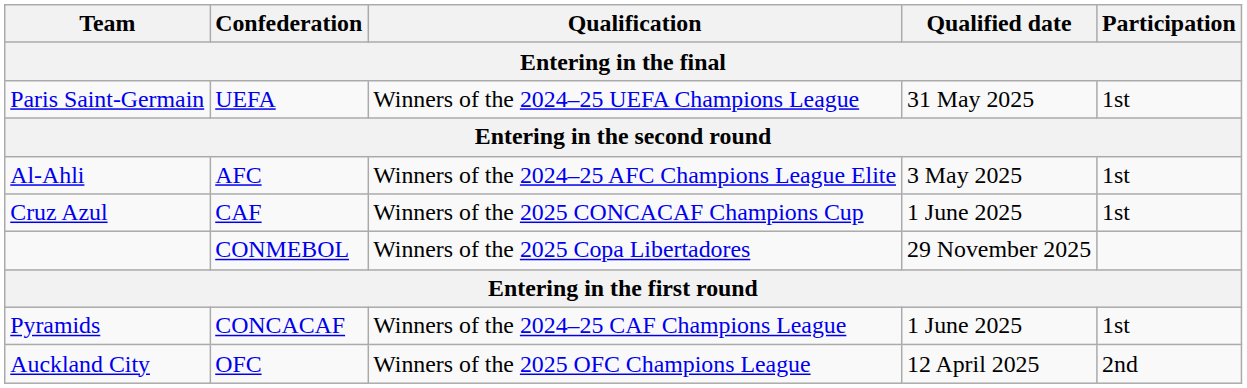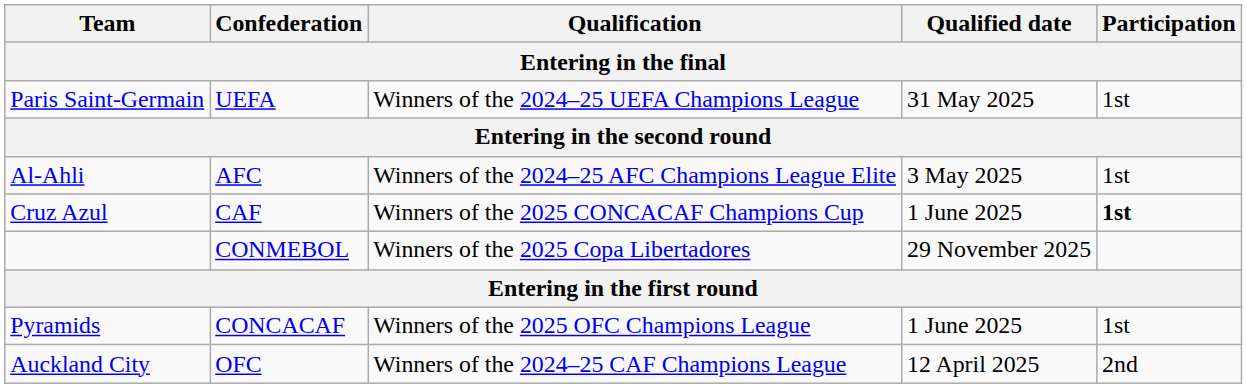(1116, 212) normal -> (1117, 212) bold
(610, 325) Winners of the 2024–25 CAF Champions League -> (592, 325) Winners of the 2025 OFC Champions League
(592, 363) Winners of the 2025 OFC Champions League -> (610, 363) Winners of the 2024–25 CAF Champions League
